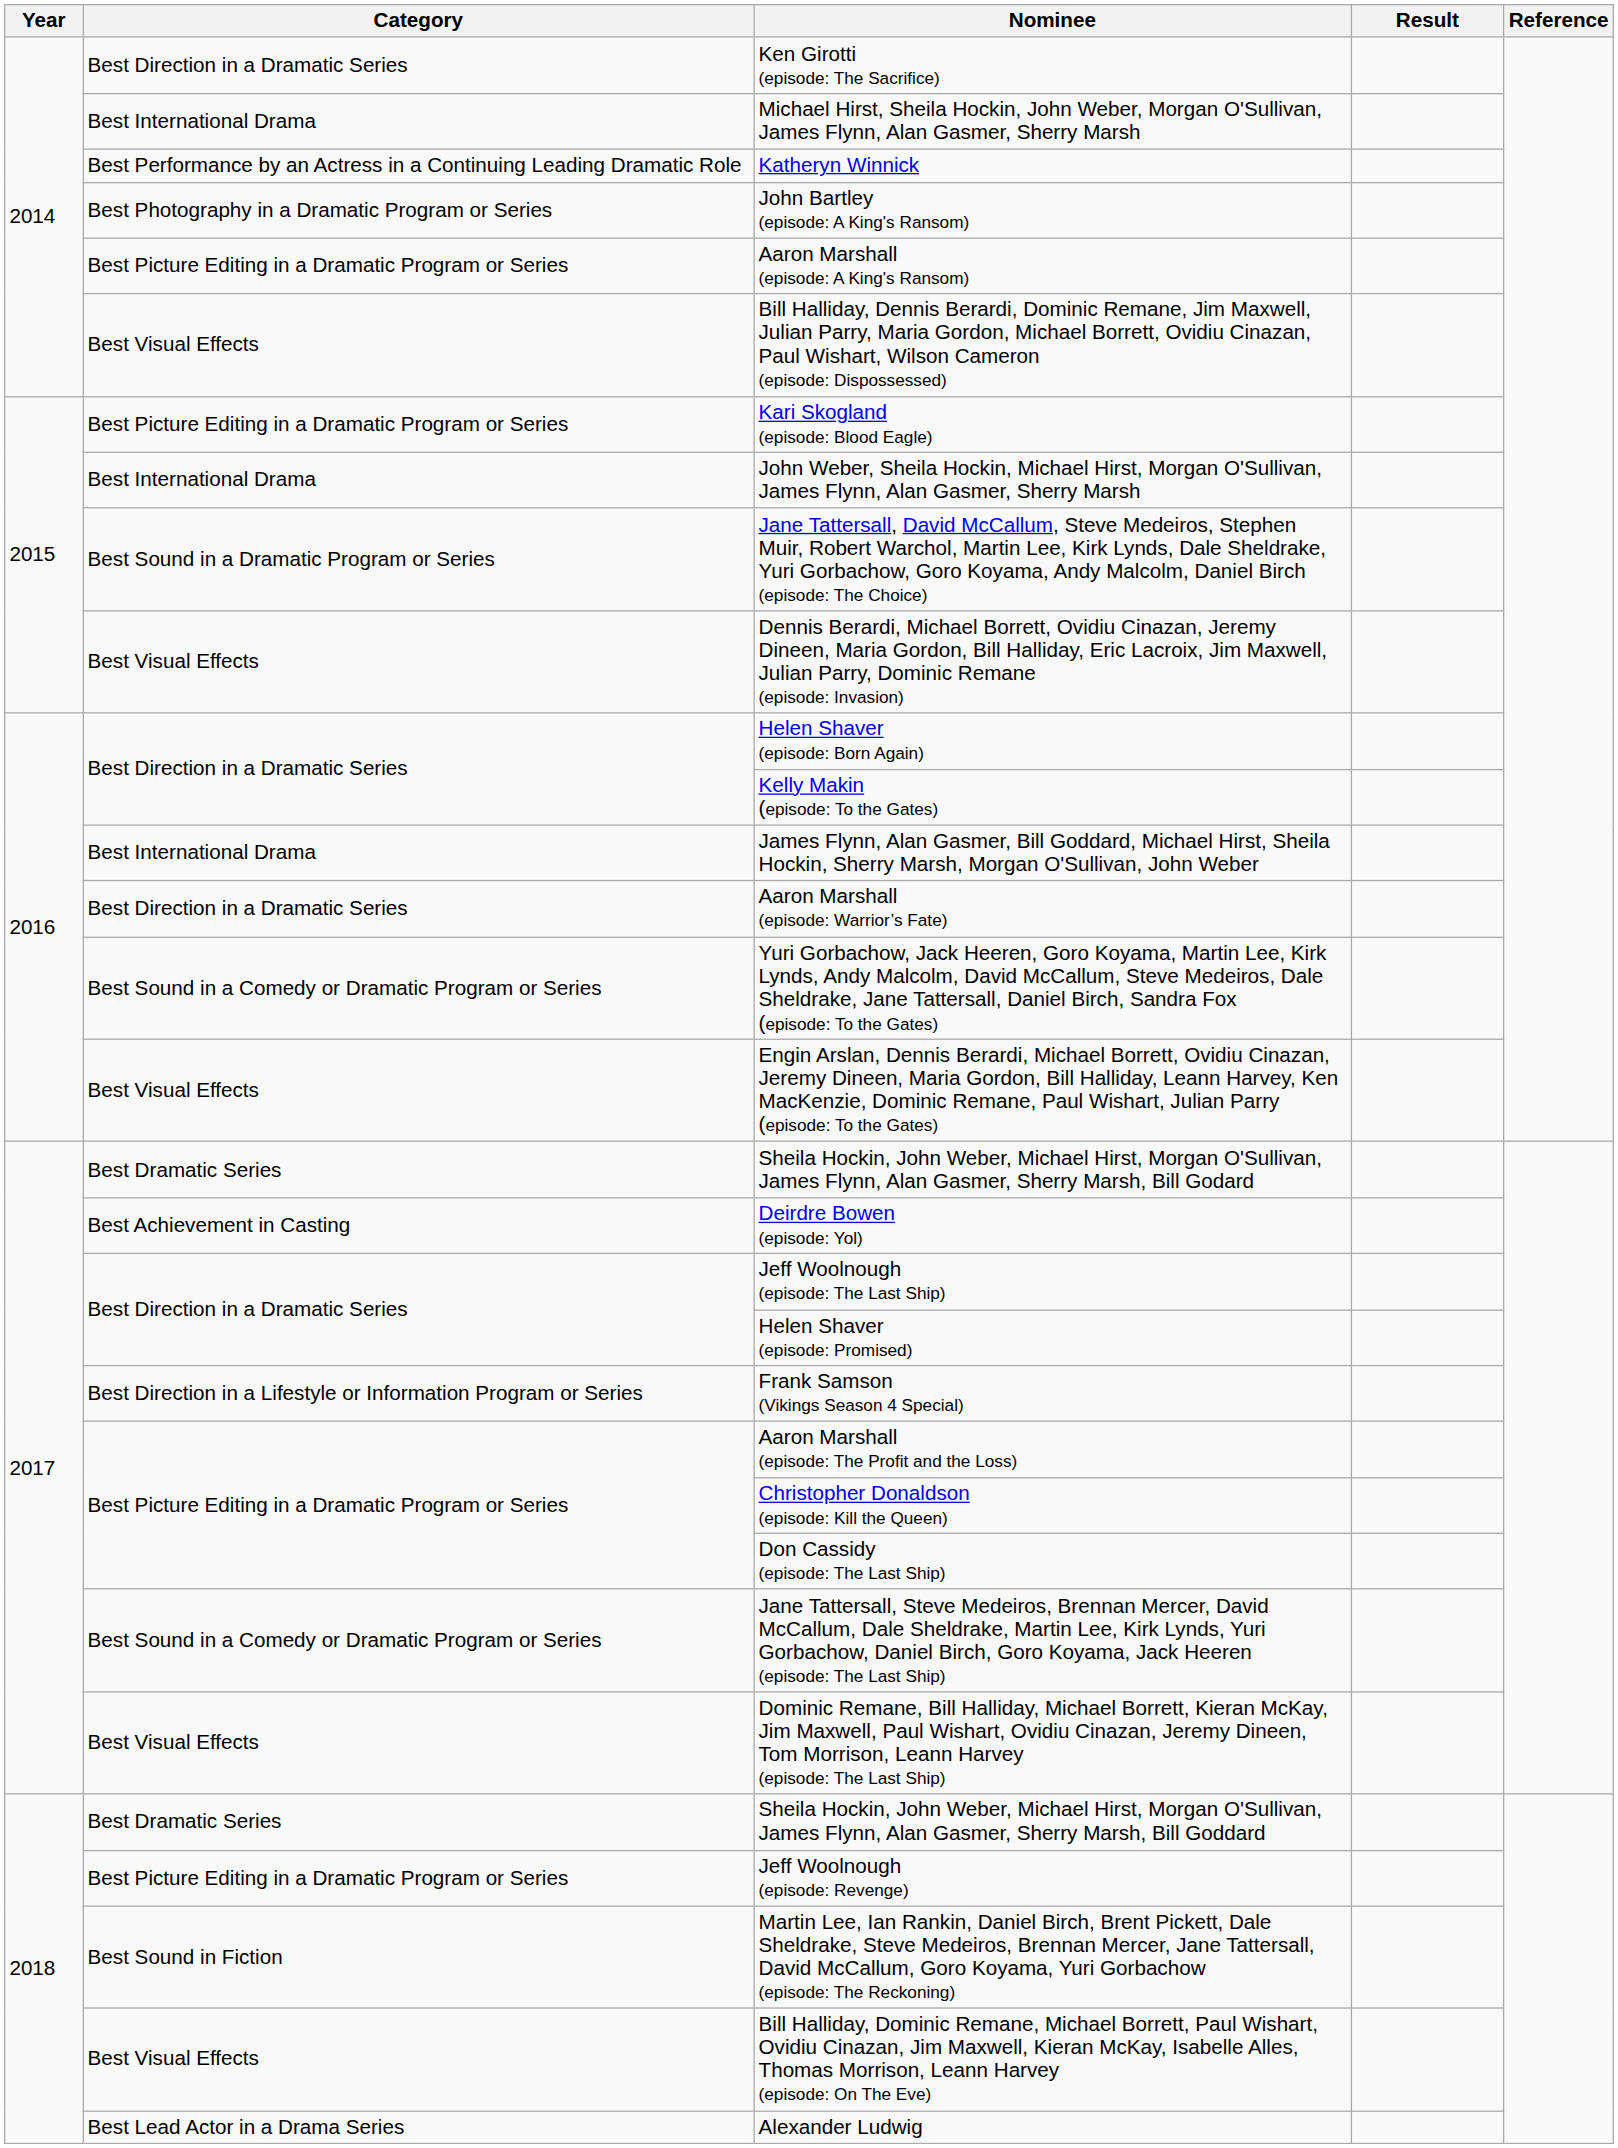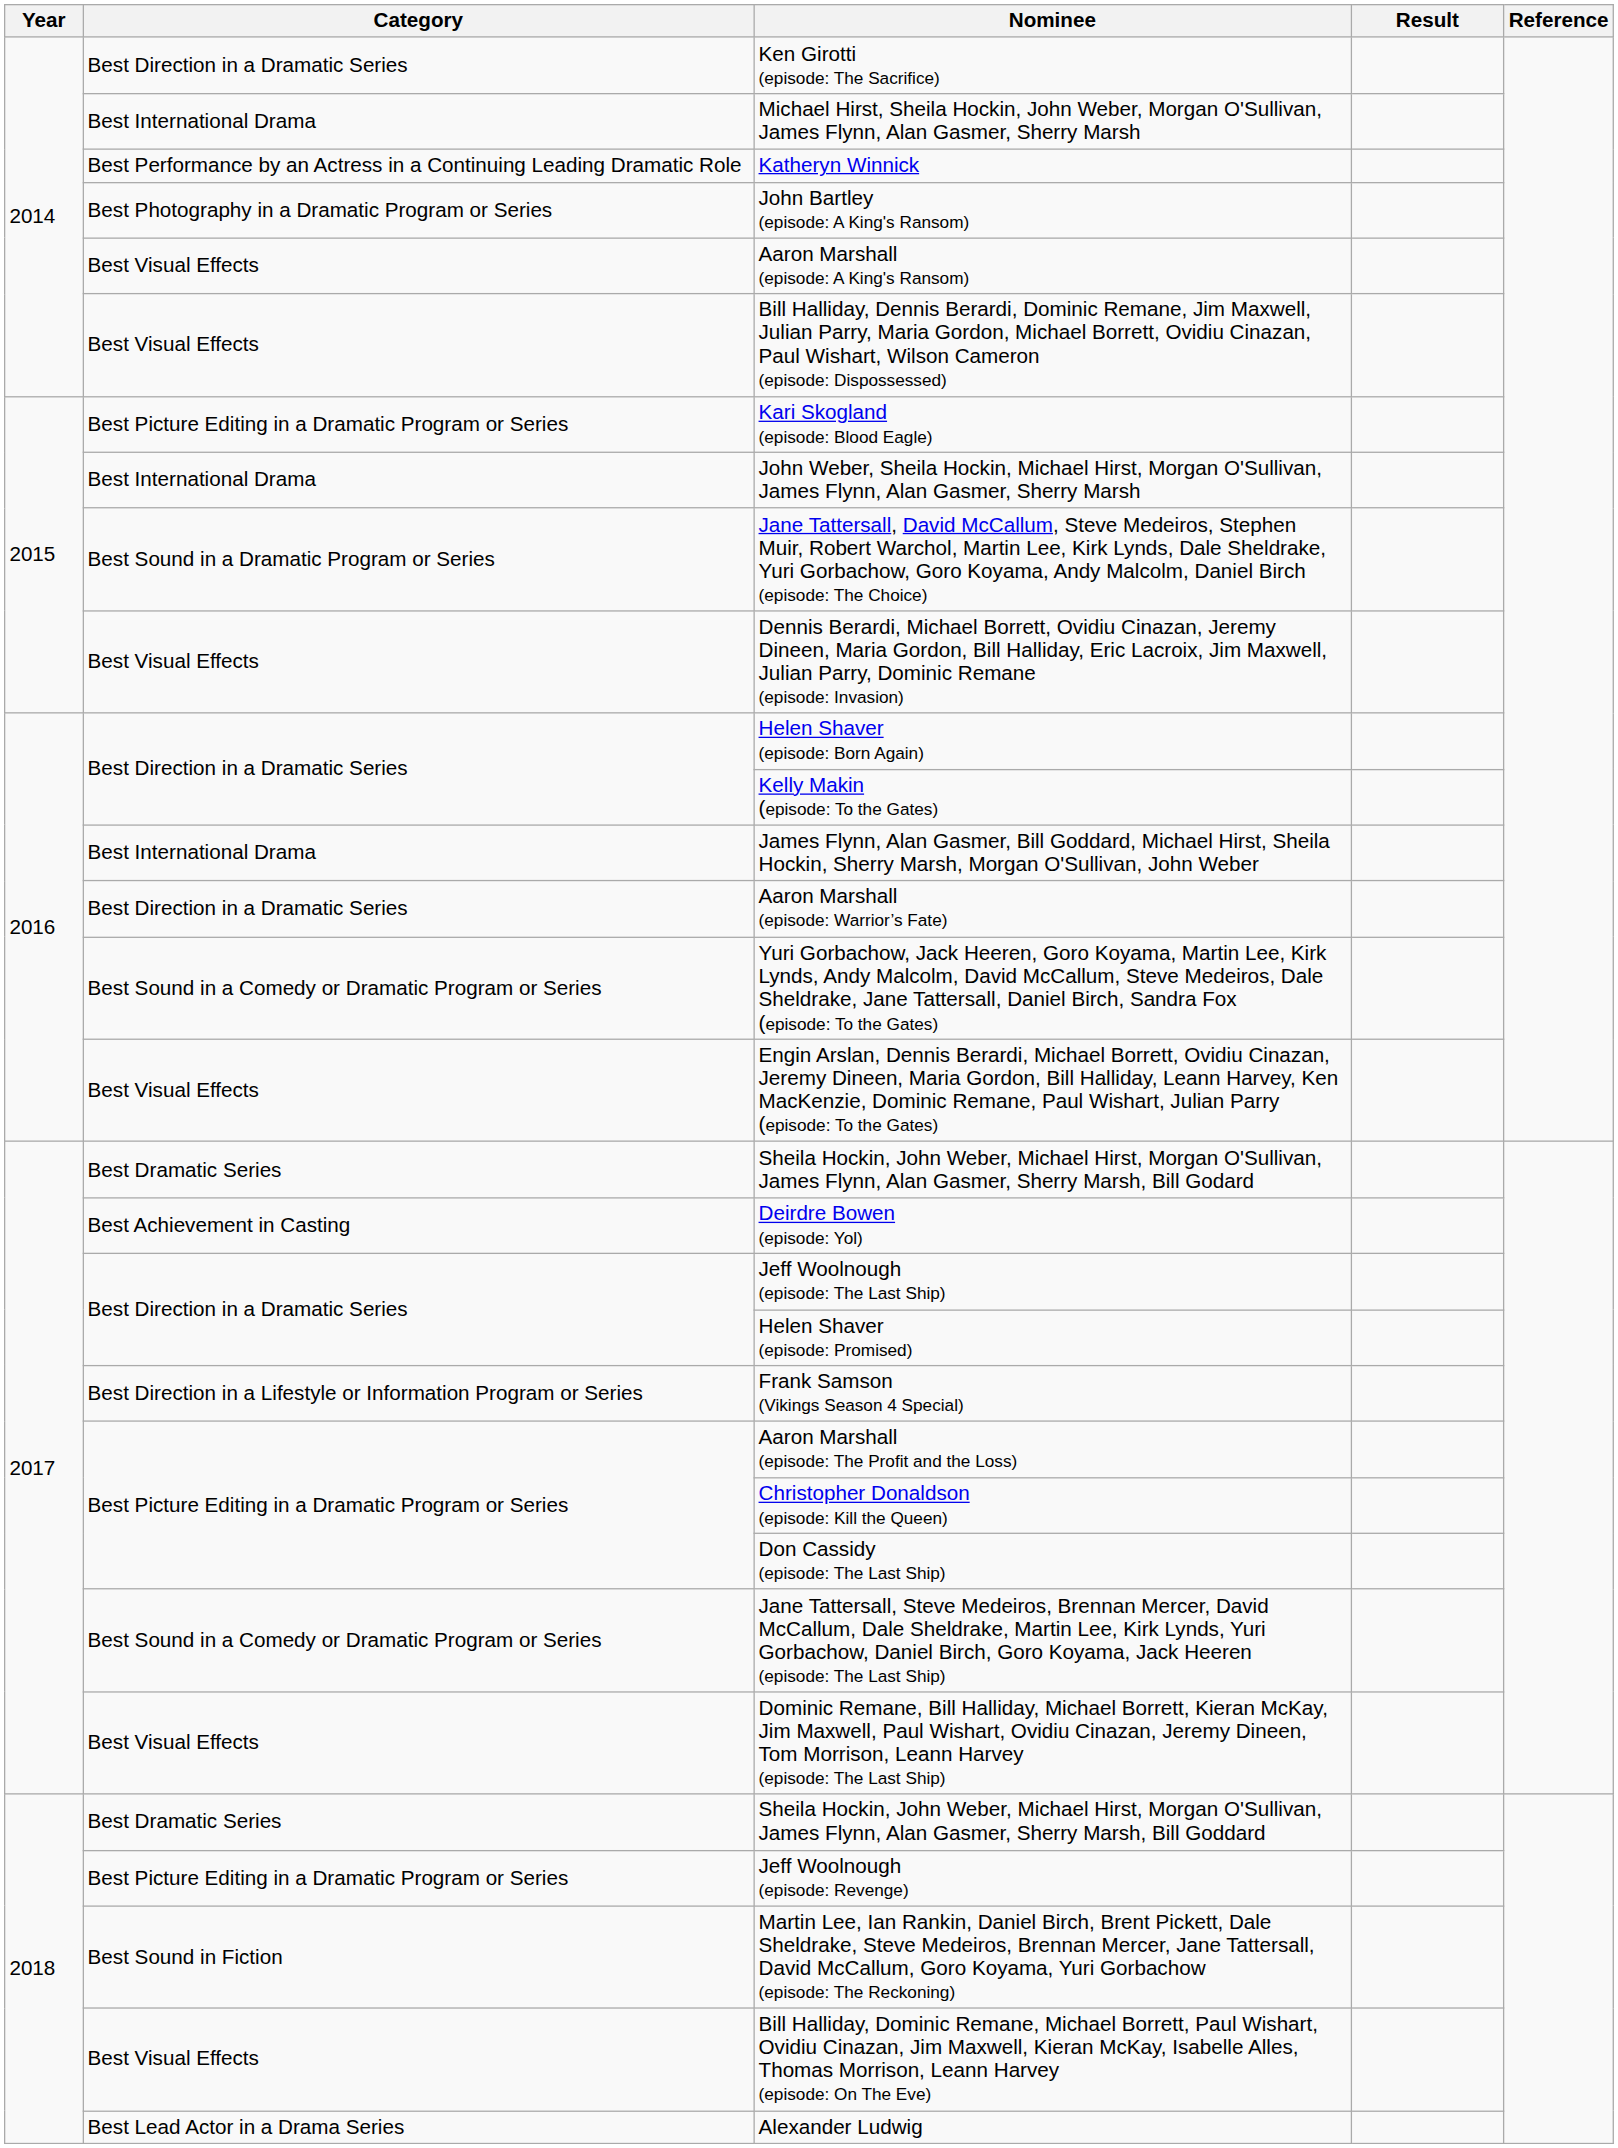(328, 265) Best Picture Editing in a Dramatic Program or Series -> (173, 265) Best Visual Effects
